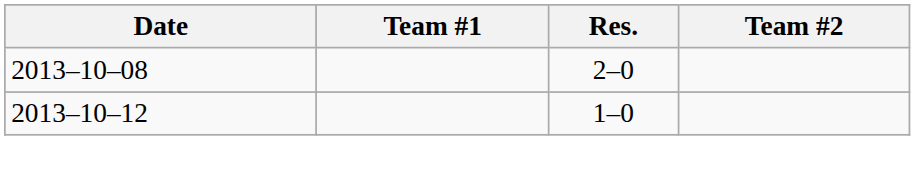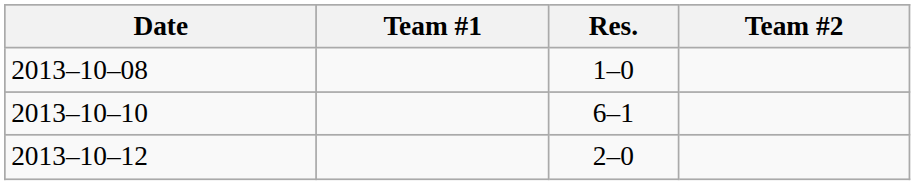(613, 69) 2–0 -> (613, 69) 1–0
+ row: (80, 112)
(613, 112) 1–0 -> (613, 156) 2–0
